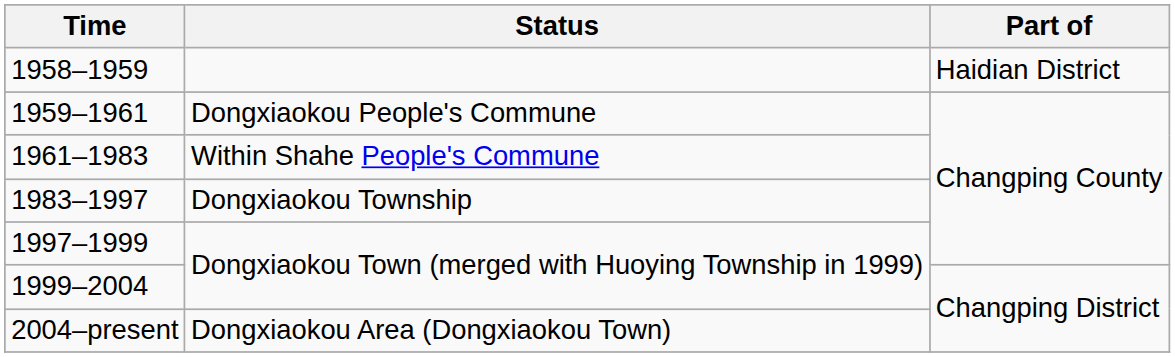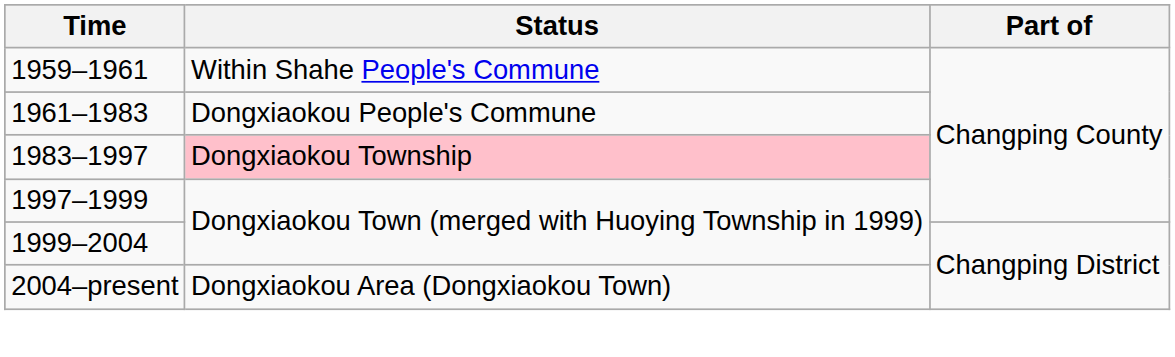- row: (80, 69)
(394, 112) Dongxiaokou People's Commune -> (395, 69) Within Shahe People's Commune
(395, 156) Within Shahe People's Commune -> (394, 112) Dongxiaokou People's Commune
(332, 199) no background -> (332, 156) pink background
